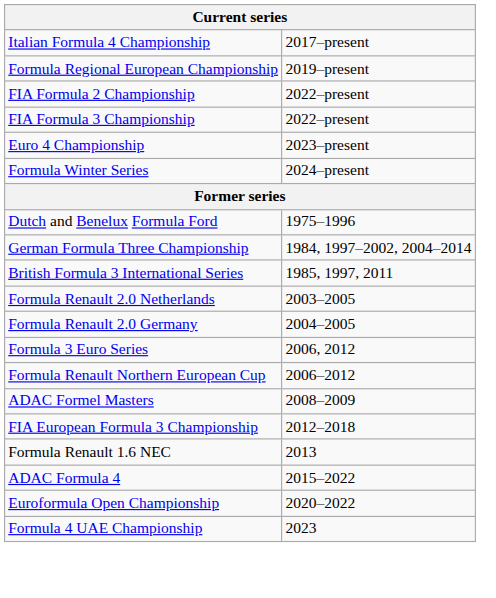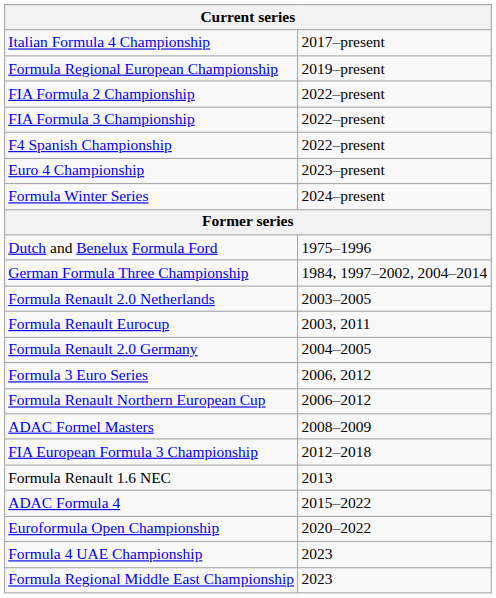+ row: (90, 144)
- row: (126, 272)
+ row: (89, 323)
+ row: (151, 579)
